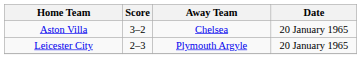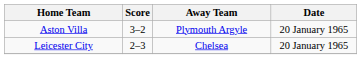(212, 29) Chelsea -> (212, 29) Plymouth Argyle
(212, 45) Plymouth Argyle -> (212, 45) Chelsea
